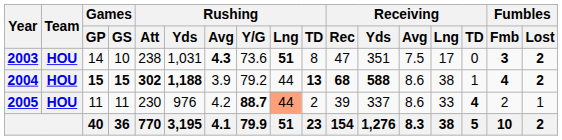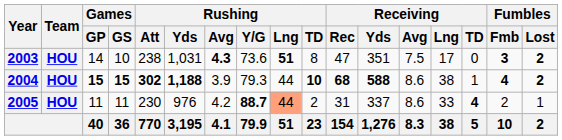(254, 80) 79.2 -> (254, 80) 79.3
(314, 80) 13 -> (314, 80) 10
(342, 102) 39 -> (342, 102) 31
